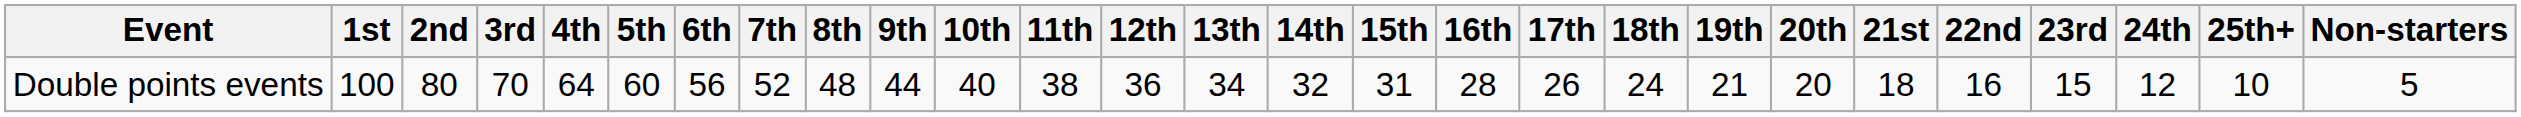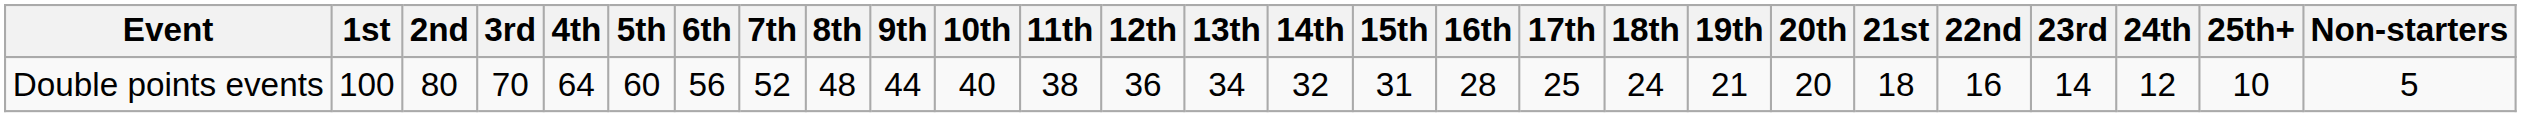(1562, 83) 26 -> (1562, 83) 25
(2073, 83) 15 -> (2073, 83) 14
